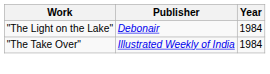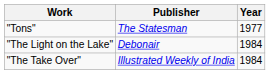+ row: (21, 28)
